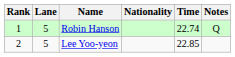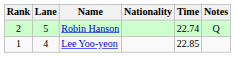(18, 28) 1 -> (18, 28) 2
(18, 44) 2 -> (18, 44) 1
(46, 44) 5 -> (46, 44) 4
